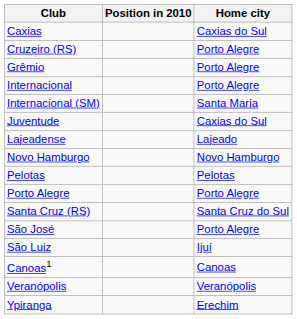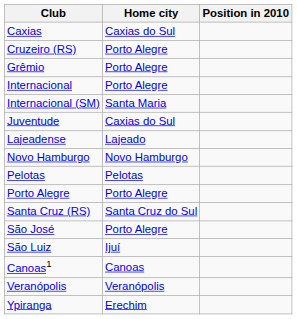columns swapped: (243, 13) <-> (148, 13)
